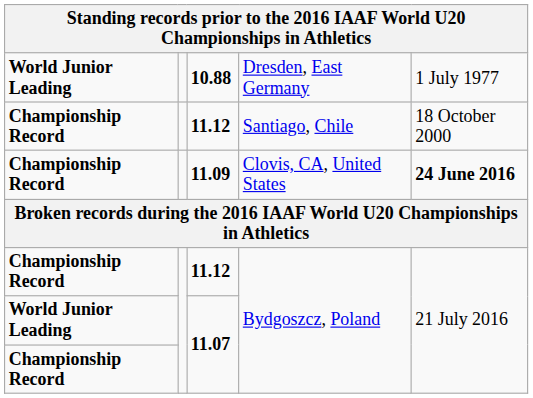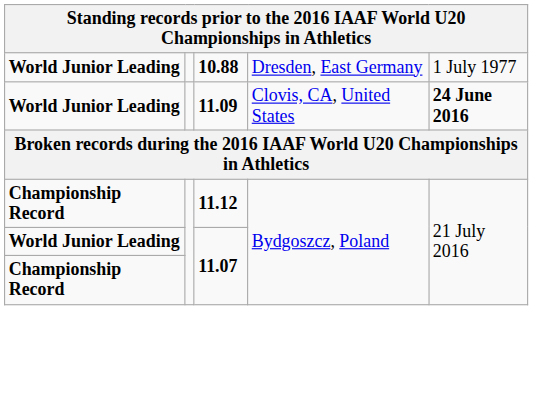- row: (210, 125)
(65, 174) Championship Record -> (94, 105) World Junior Leading
